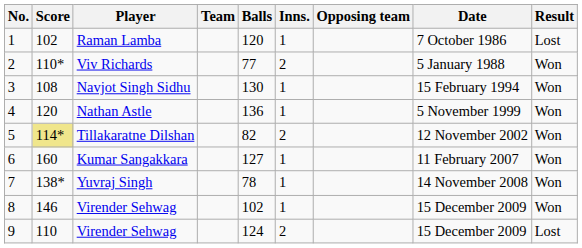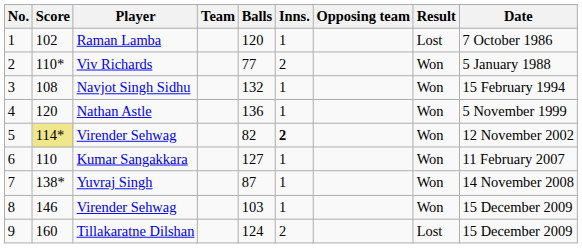columns swapped: (472, 16) <-> (554, 16)
(253, 88) 130 -> (253, 88) 132
(136, 135) Tillakaratne Dilshan -> (127, 135) Virender Sehwag
(283, 135) normal -> (283, 135) bold
(47, 159) 160 -> (46, 159) 110
(249, 183) 78 -> (249, 183) 87
(253, 207) 102 -> (253, 207) 103
(46, 230) 110 -> (47, 230) 160
(127, 230) Virender Sehwag -> (136, 230) Tillakaratne Dilshan
